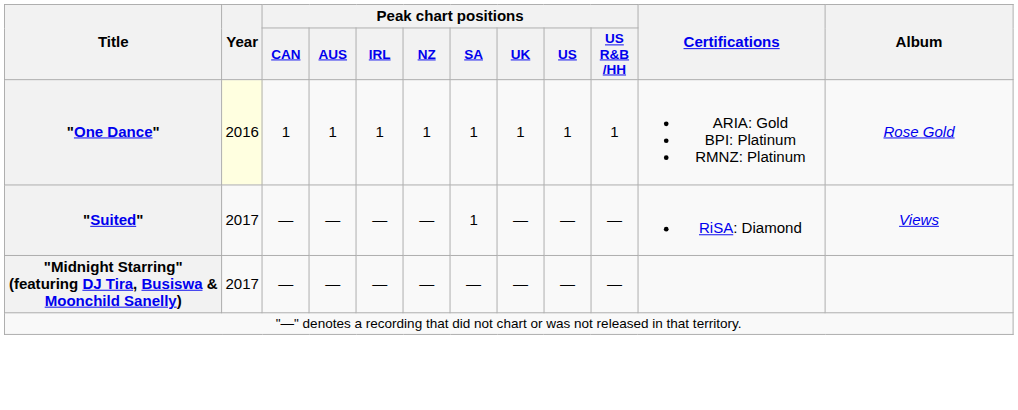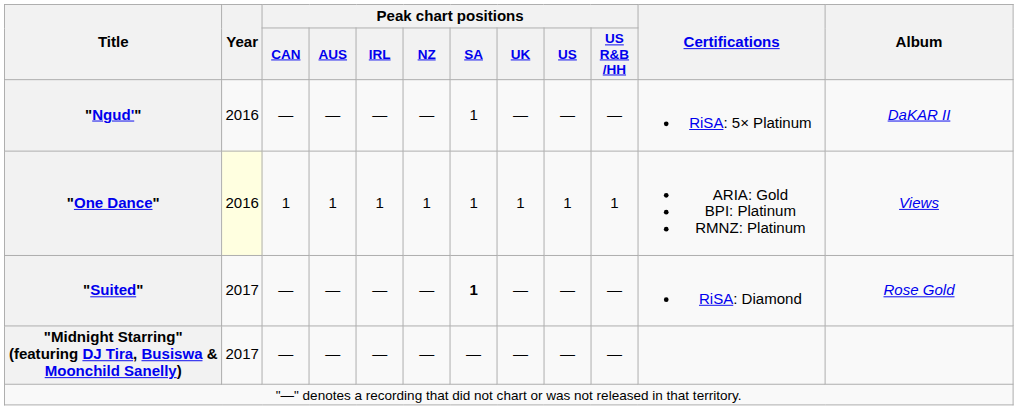+ row: (113, 115)
(919, 132) Rose Gold -> (919, 203) Views
(474, 219) normal -> (474, 290) bold
(919, 219) Views -> (919, 290) Rose Gold
